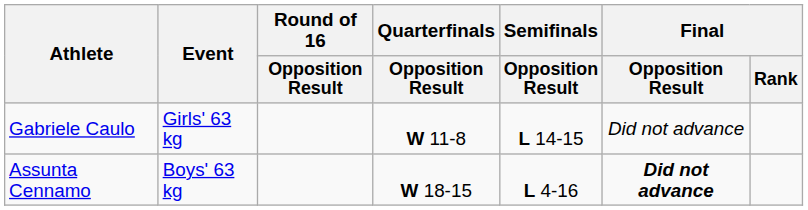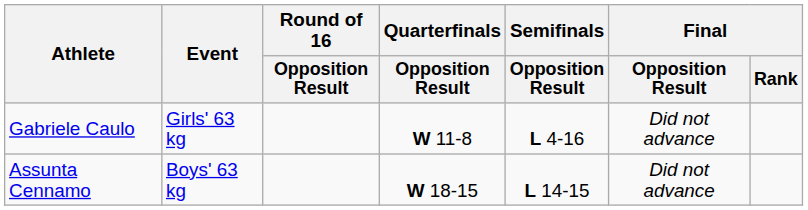(551, 139) L 14-15 -> (557, 139) L 4-16
(551, 190) L 4-16 -> (557, 190) L 14-15
(676, 180) bold -> (679, 180) normal
